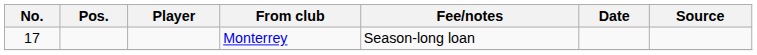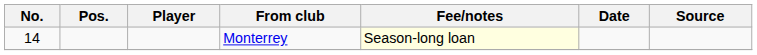(32, 39) 17 -> (32, 39) 14
(419, 39) no background -> (419, 39) lightyellow background
